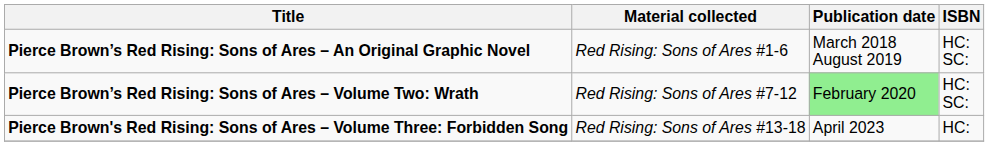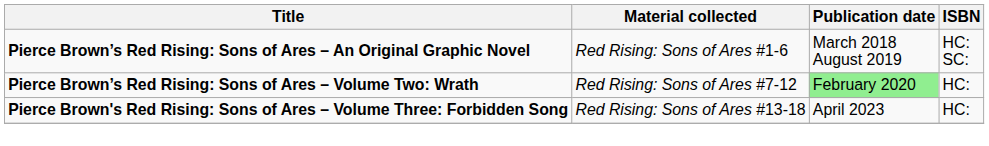(956, 94) HC: SC: -> (956, 85) HC:
